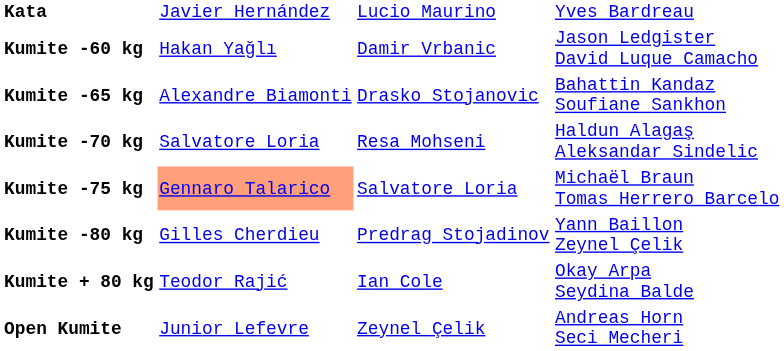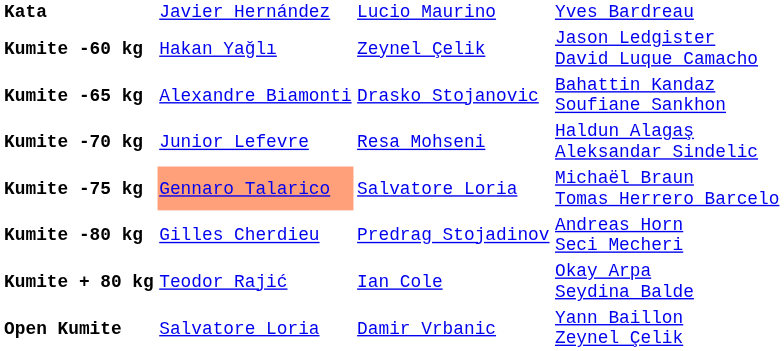(427, 49) Damir Vrbanic -> (421, 49) Zeynel Çelik
(239, 142) Salvatore Loria -> (234, 142) Junior Lefevre
(619, 235) Yann Baillon Zeynel Çelik -> (619, 235) Andreas Horn Seci Mecheri
(234, 328) Junior Lefevre -> (239, 328) Salvatore Loria
(421, 328) Zeynel Çelik -> (427, 328) Damir Vrbanic
(619, 328) Andreas Horn Seci Mecheri -> (619, 328) Yann Baillon Zeynel Çelik
